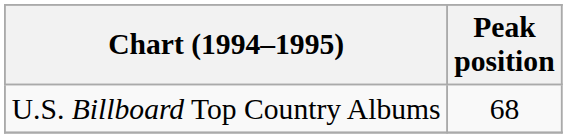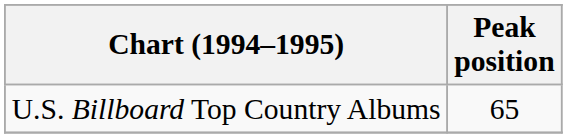(504, 108) 68 -> (504, 108) 65
